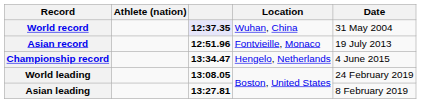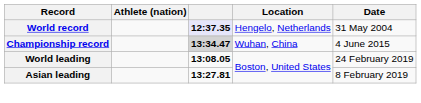(266, 28) Wuhan, China -> (283, 28) Hengelo, Netherlands
- row: (58, 43)
(211, 59) no background -> (211, 43) lightgrey background
(283, 59) Hengelo, Netherlands -> (266, 43) Wuhan, China
